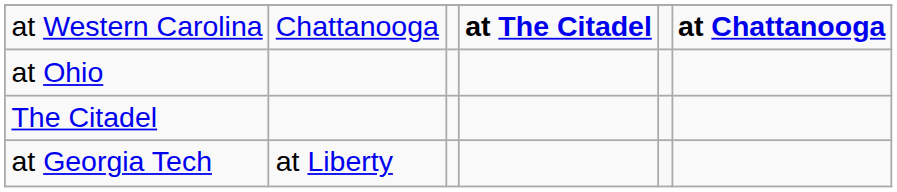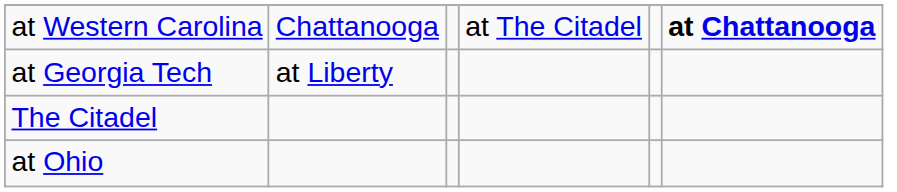(558, 27) bold -> (554, 27) normal
rows swapped: (112, 162) <-> (57, 72)
